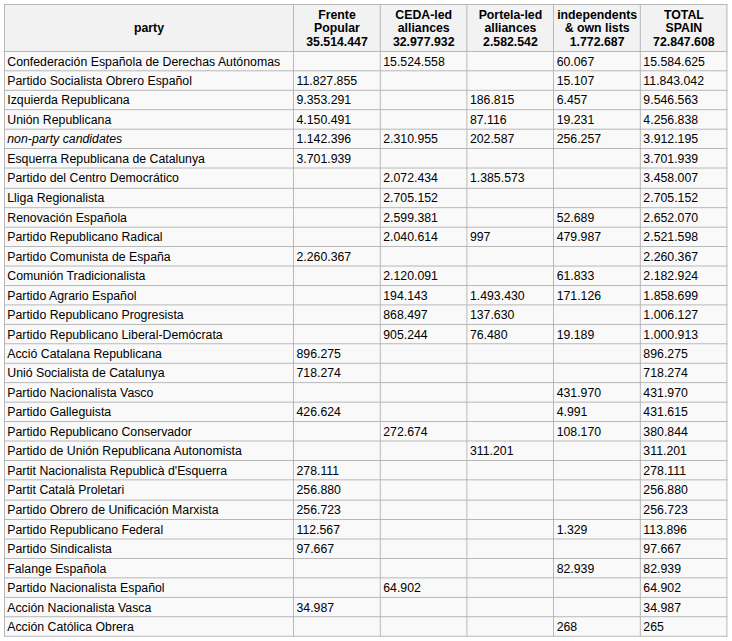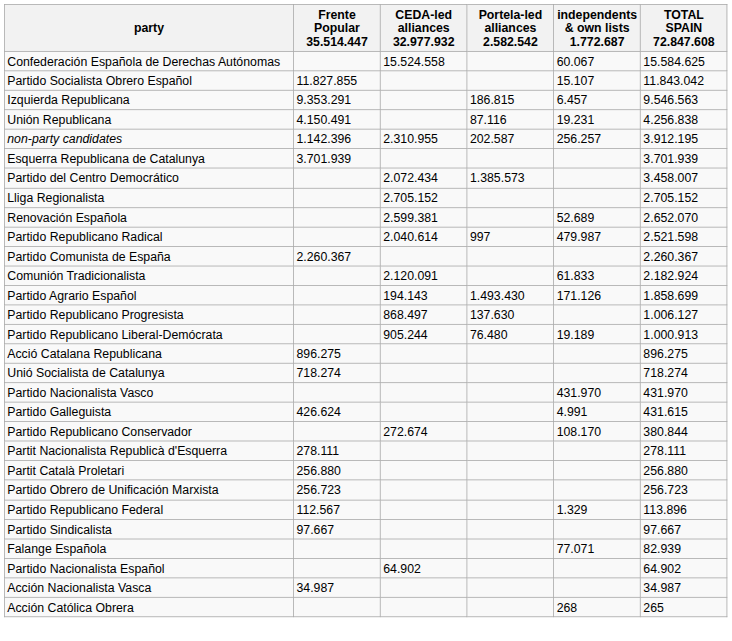- row: (125, 451)
(575, 568) 82.939 -> (575, 549) 77.071
